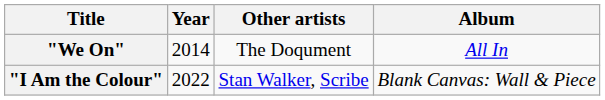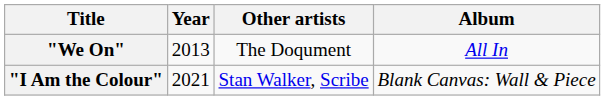(191, 49) 2014 -> (191, 49) 2013
(191, 79) 2022 -> (191, 79) 2021
